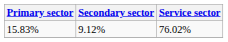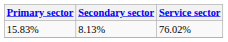(92, 29) 9.12% -> (92, 29) 8.13%
